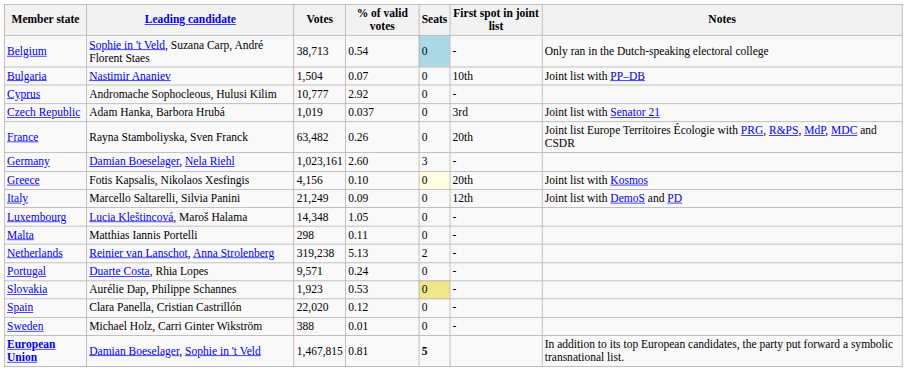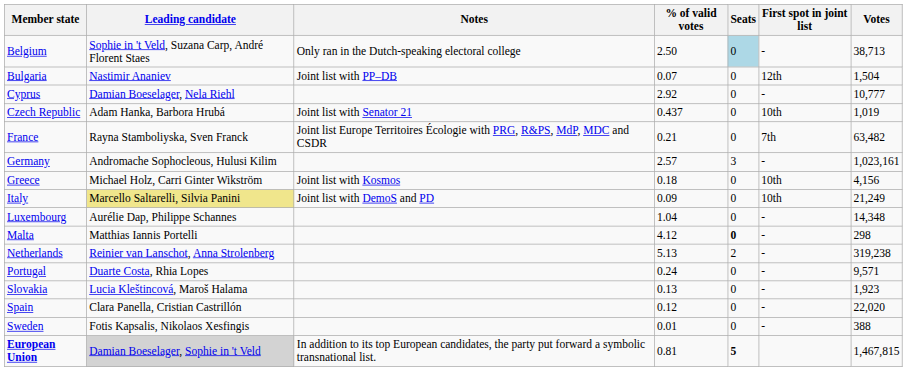columns swapped: (320, 20) <-> (722, 20)
(358, 51) 0.54 -> (667, 51) 2.50
(463, 76) 10th -> (772, 76) 12th
(183, 94) Andromache Sophocleous, Hulusi Kilim -> (162, 94) Damian Boeselager, Nela Riehl
(361, 112) 0.037 -> (670, 112) 0.437
(460, 112) 3rd -> (772, 112) 10th
(358, 137) 0.26 -> (667, 137) 0.21
(463, 137) 20th -> (769, 137) 7th
(162, 162) Damian Boeselager, Nela Riehl -> (183, 162) Andromache Sophocleous, Hulusi Kilim
(358, 162) 2.60 -> (667, 162) 2.57
(169, 180) Fotis Kapsalis, Nikolaos Xesfingis -> (176, 180) Michael Holz, Carri Ginter Wikström
(358, 180) 0.10 -> (667, 180) 0.18
(425, 180) lightyellow background -> (733, 180) no background
(463, 180) 20th -> (772, 180) 10th
(165, 198) no background -> (165, 198) khaki background
(463, 198) 12th -> (772, 198) 10th
(168, 216) Lucia Kleštincová, Maroš Halama -> (163, 216) Aurélie Dap, Philippe Schannes
(358, 216) 1.05 -> (667, 216) 1.04
(358, 235) 0.11 -> (667, 235) 4.12
(425, 235) normal -> (733, 235) bold
(163, 290) Aurélie Dap, Philippe Schannes -> (168, 290) Lucia Kleštincová, Maroš Halama
(358, 290) 0.53 -> (667, 290) 0.13
(425, 290) khaki background -> (733, 290) no background
(176, 326) Michael Holz, Carri Ginter Wikström -> (169, 326) Fotis Kapsalis, Nikolaos Xesfingis
(175, 351) no background -> (175, 351) lightgrey background
